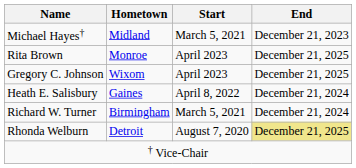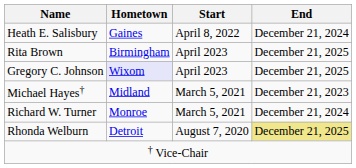rows swapped: (46, 34) <-> (52, 93)
(128, 55) Monroe -> (139, 52) Birmingham
(127, 74) no background -> (127, 71) lavender background
(139, 112) Birmingham -> (128, 112) Monroe
